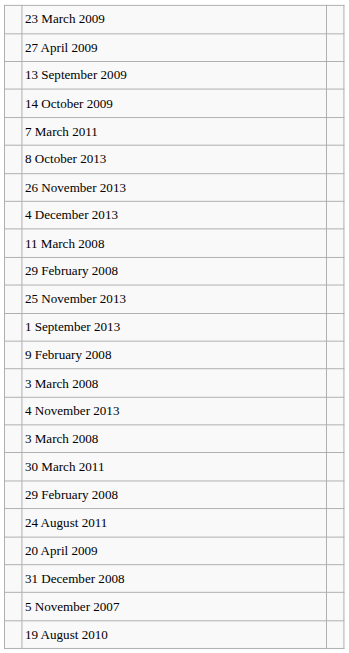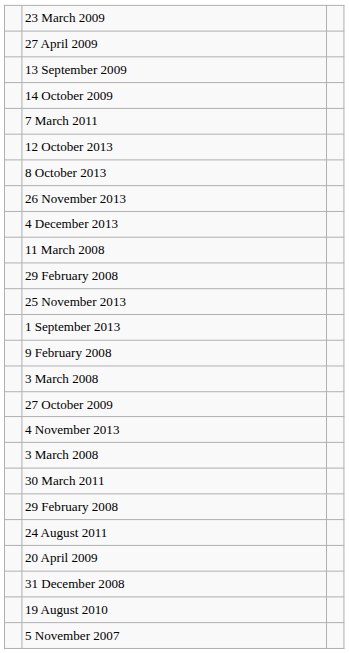+ row: (13, 147)
+ row: (13, 404)
rows swapped: (13, 635) <-> (13, 607)
